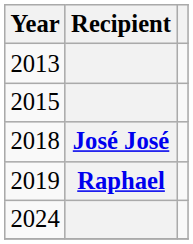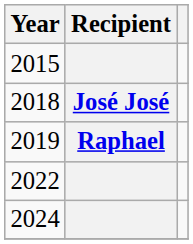- row: (35, 63)
+ row: (35, 180)
